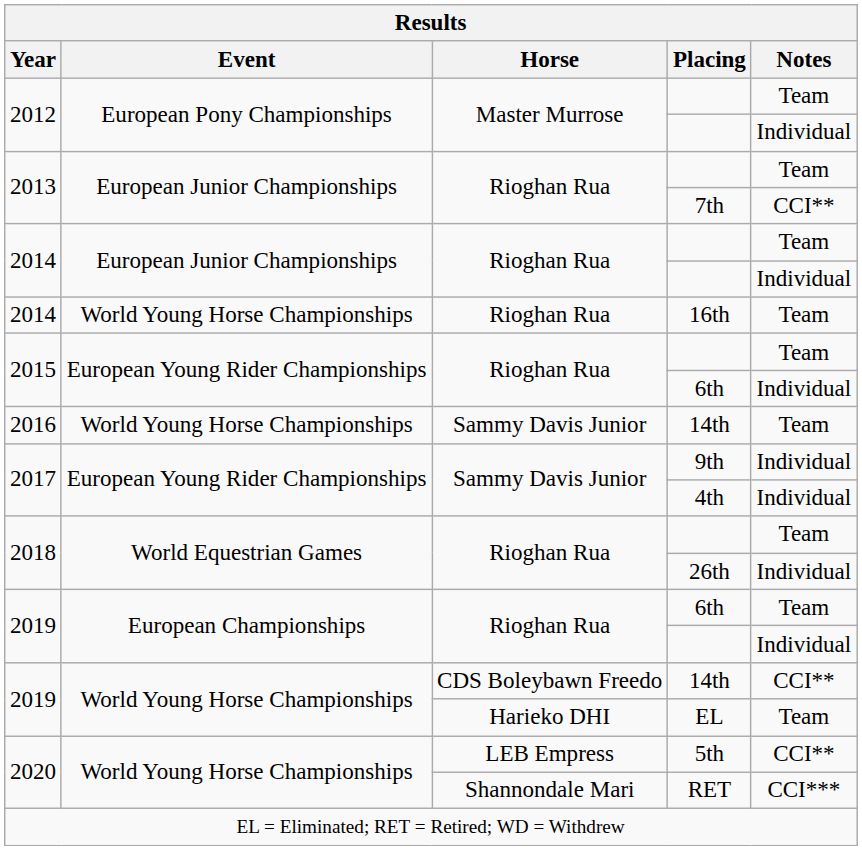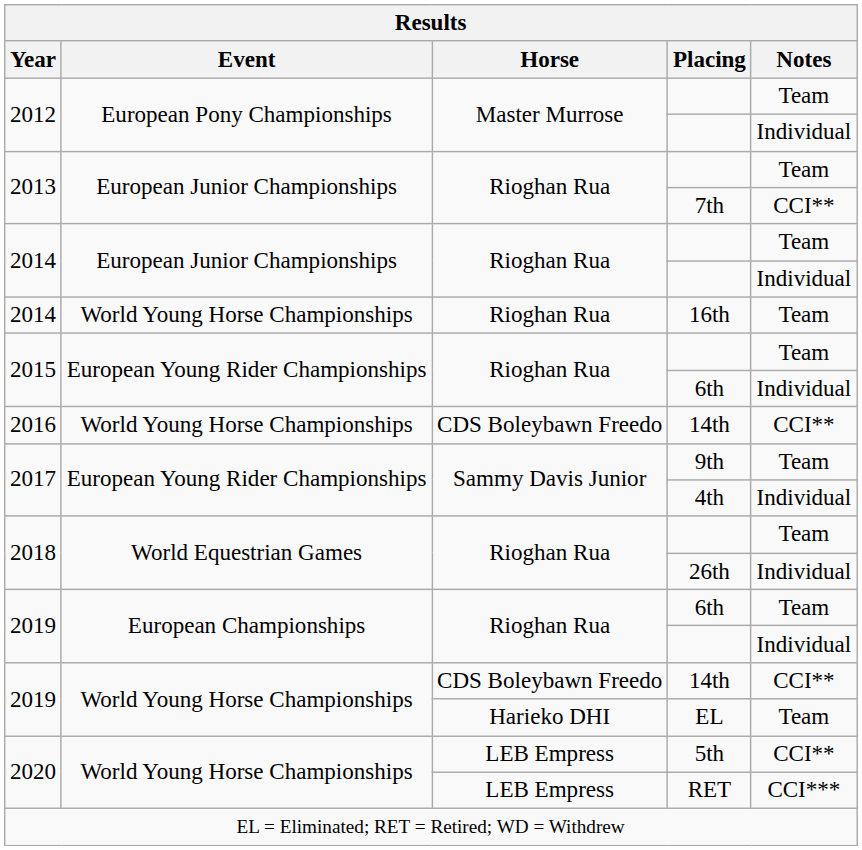(550, 424) Sammy Davis Junior -> (550, 424) CDS Boleybawn Freedo
(804, 424) Team -> (804, 424) CCI**
(804, 461) Individual -> (804, 461) Team
(550, 790) Shannondale Mari -> (550, 790) LEB Empress
